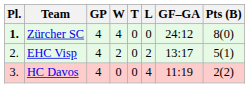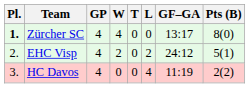(179, 33) 24:12 -> (179, 33) 13:17
(179, 53) 13:17 -> (179, 53) 24:12
